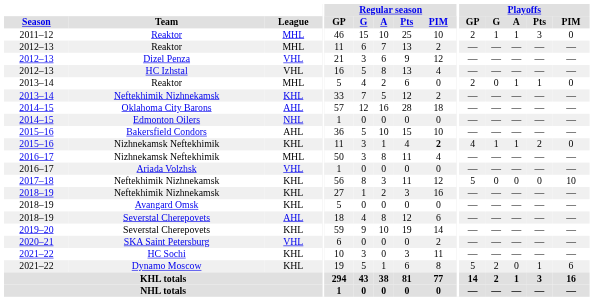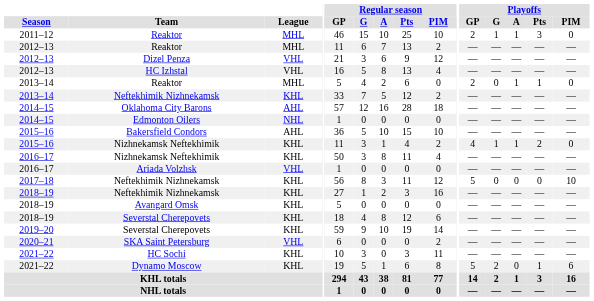(438, 144) bold -> (438, 144) normal
(293, 156) MHL -> (293, 156) KHL
(293, 217) AHL -> (293, 217) KHL
